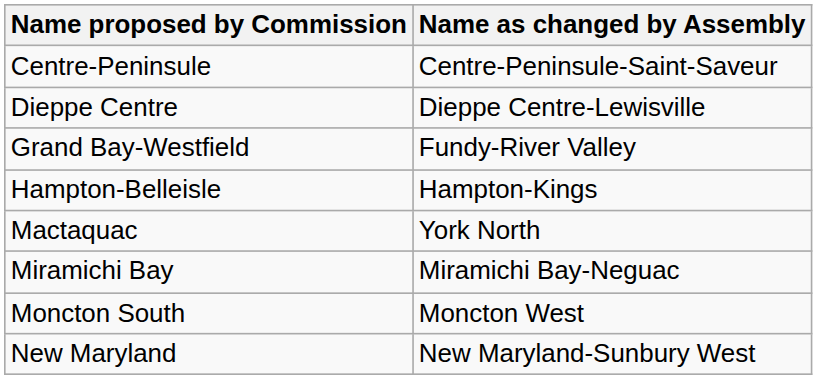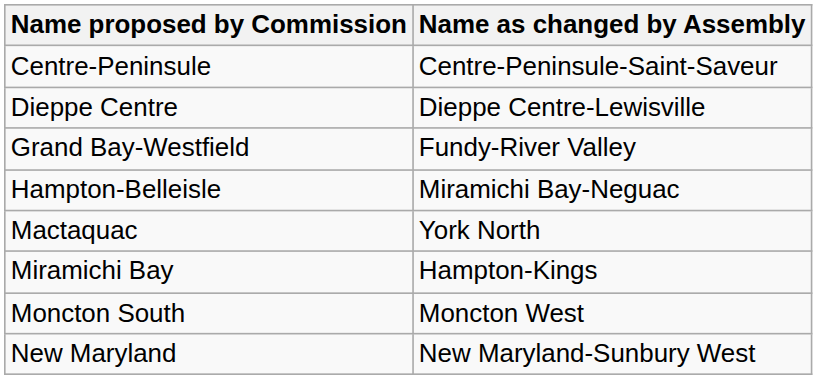(508, 189) Hampton-Kings -> (549, 189) Miramichi Bay-Neguac
(549, 271) Miramichi Bay-Neguac -> (508, 271) Hampton-Kings
